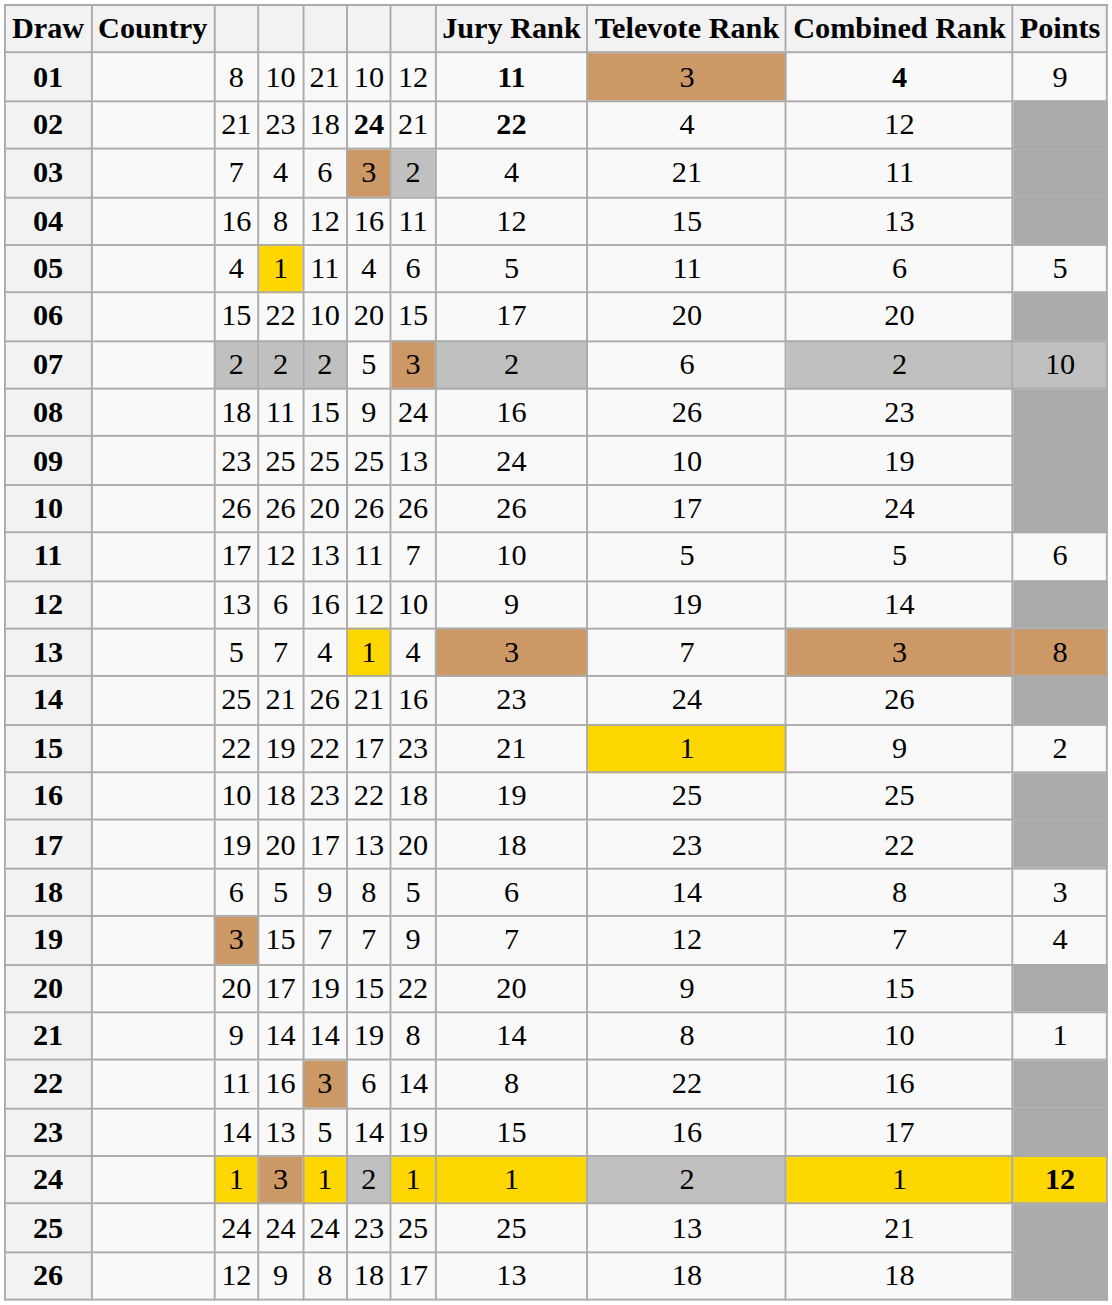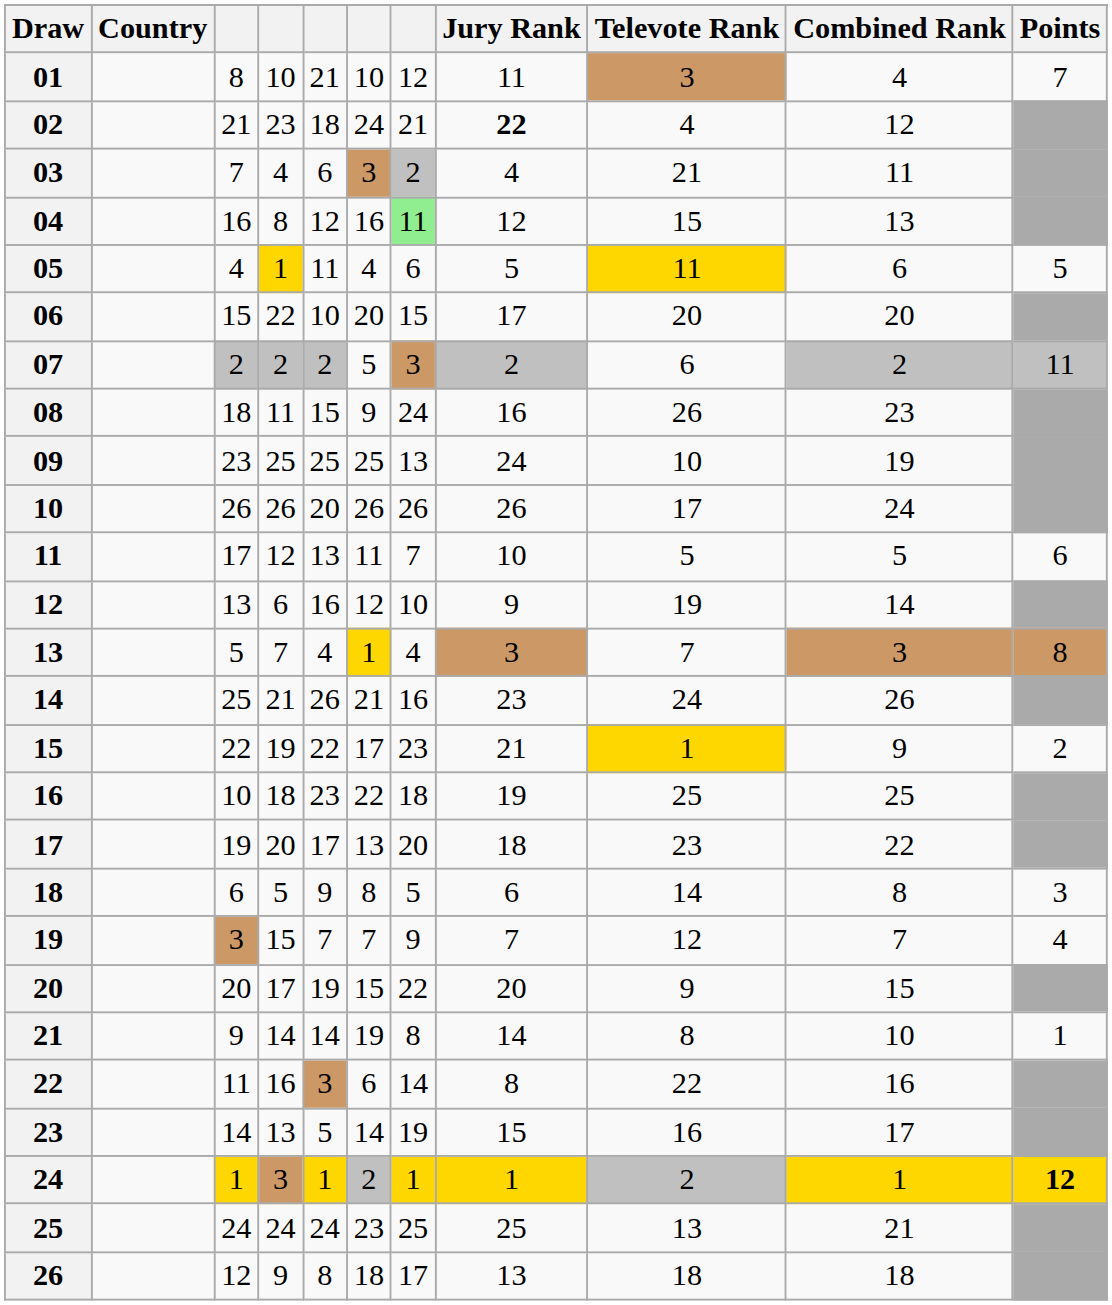(511, 76) bold -> (511, 76) normal
(899, 76) bold -> (899, 76) normal
(1060, 76) 9 -> (1060, 76) 7
(369, 124) bold -> (369, 124) normal
(413, 220) no background -> (413, 220) lightgreen background
(687, 268) no background -> (687, 268) gold background
(1060, 364) 10 -> (1060, 364) 11
